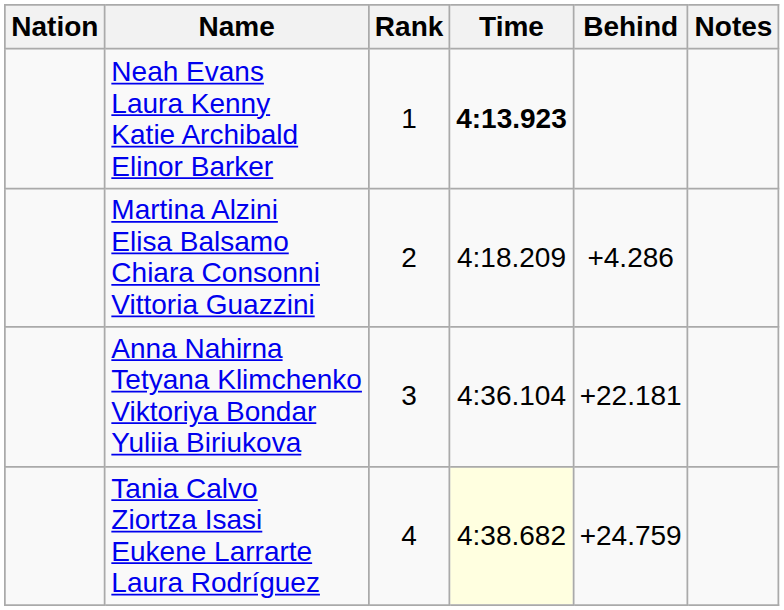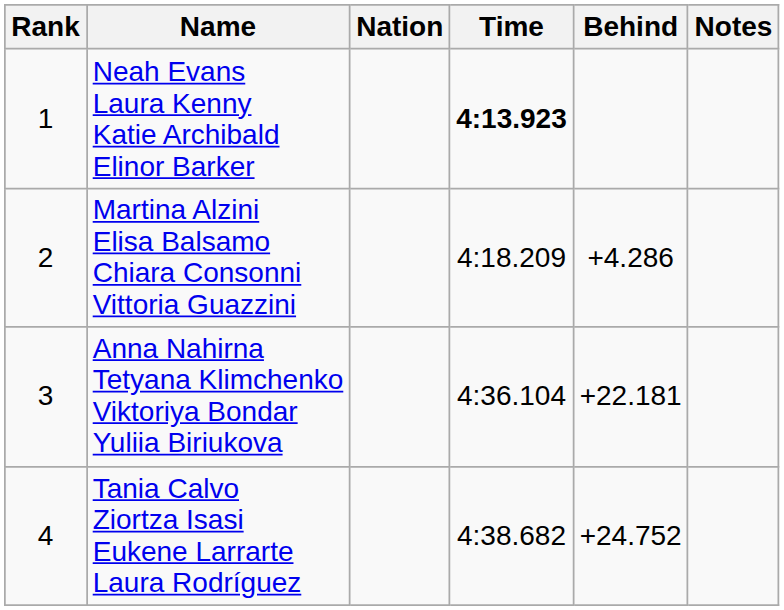columns swapped: (409, 26) <-> (55, 26)
(511, 535) lightyellow background -> (511, 535) no background
(631, 535) +24.759 -> (631, 535) +24.752
